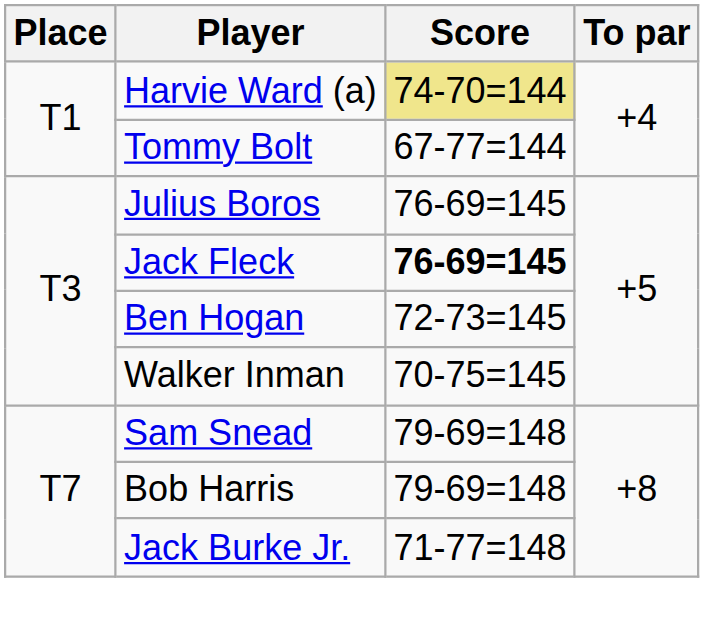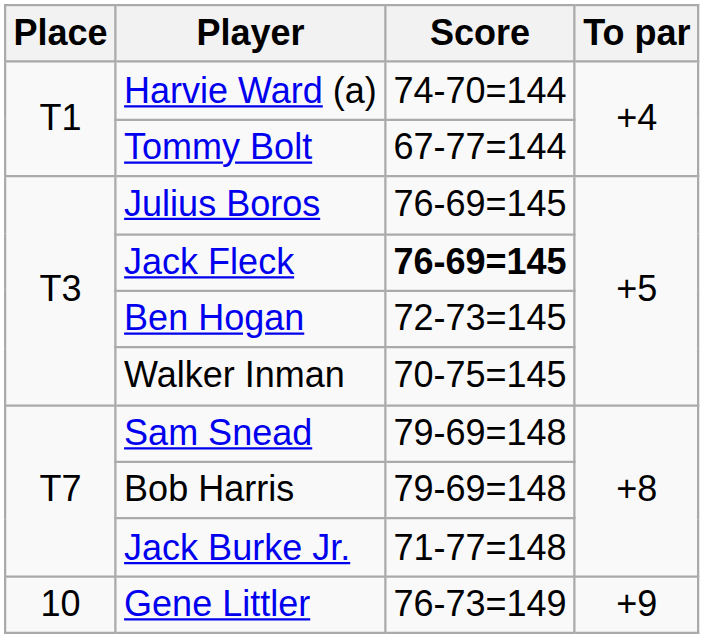(480, 90) khaki background -> (480, 90) no background
+ row: (217, 603)
